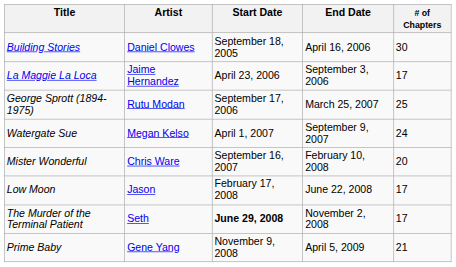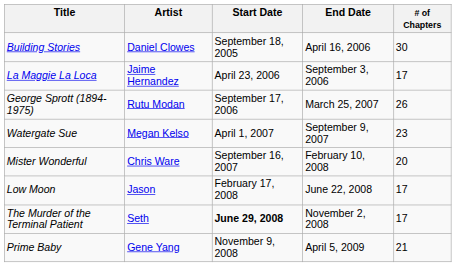(402, 104) 25 -> (402, 104) 26
(402, 133) 24 -> (402, 133) 23
